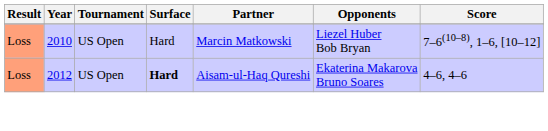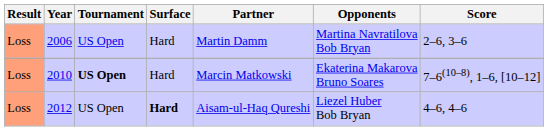+ row: (59, 41)
(101, 41) normal -> (102, 75) bold
(349, 41) Liezel Huber Bob Bryan -> (367, 75) Ekaterina Makarova Bruno Soares
(367, 75) Ekaterina Makarova Bruno Soares -> (349, 108) Liezel Huber Bob Bryan
